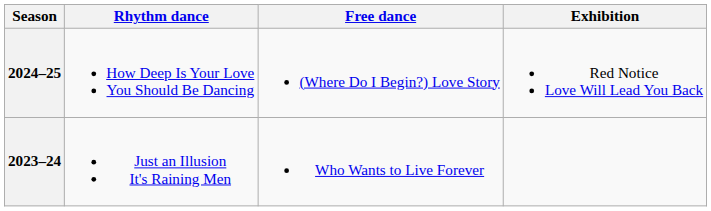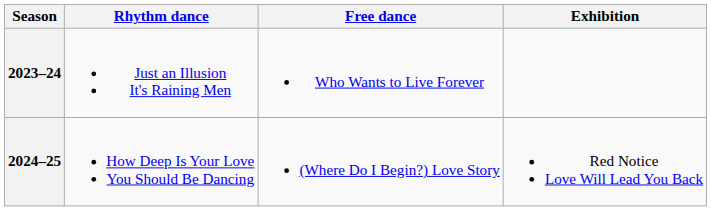rows swapped: (35, 161) <-> (35, 72)
